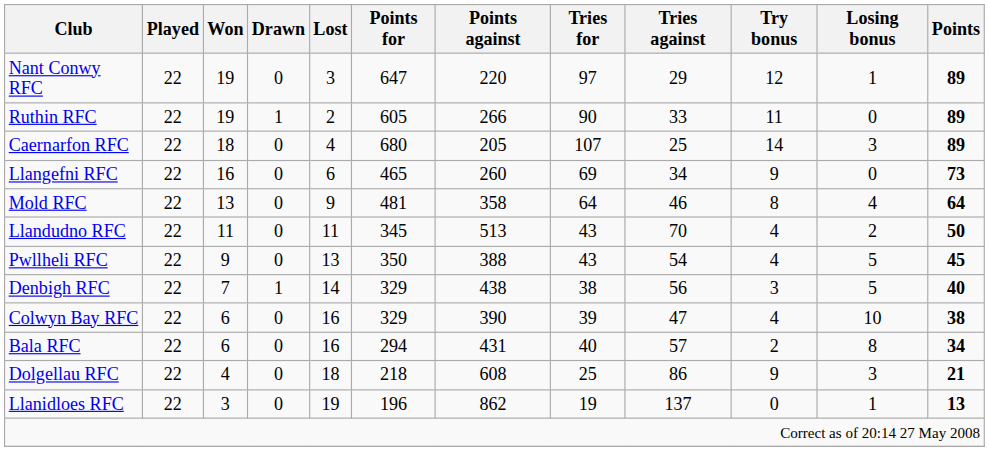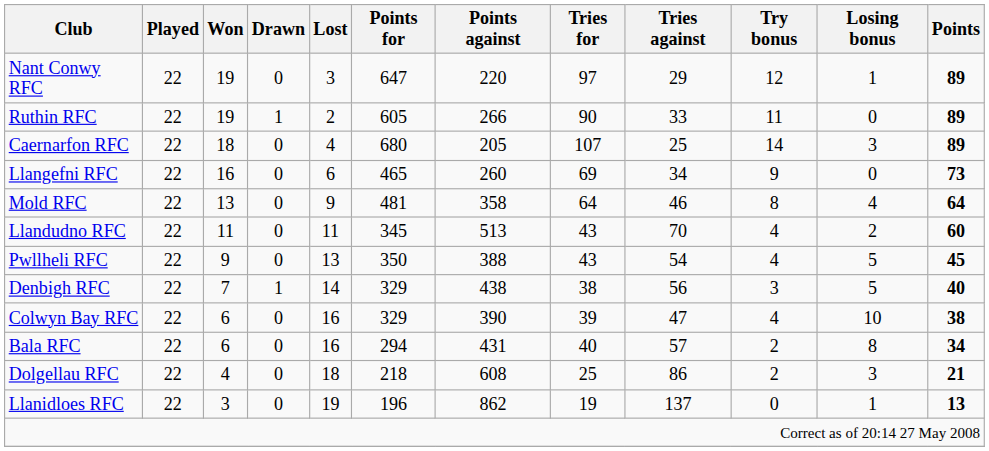(956, 231) 50 -> (956, 231) 60
(774, 374) 9 -> (774, 374) 2
